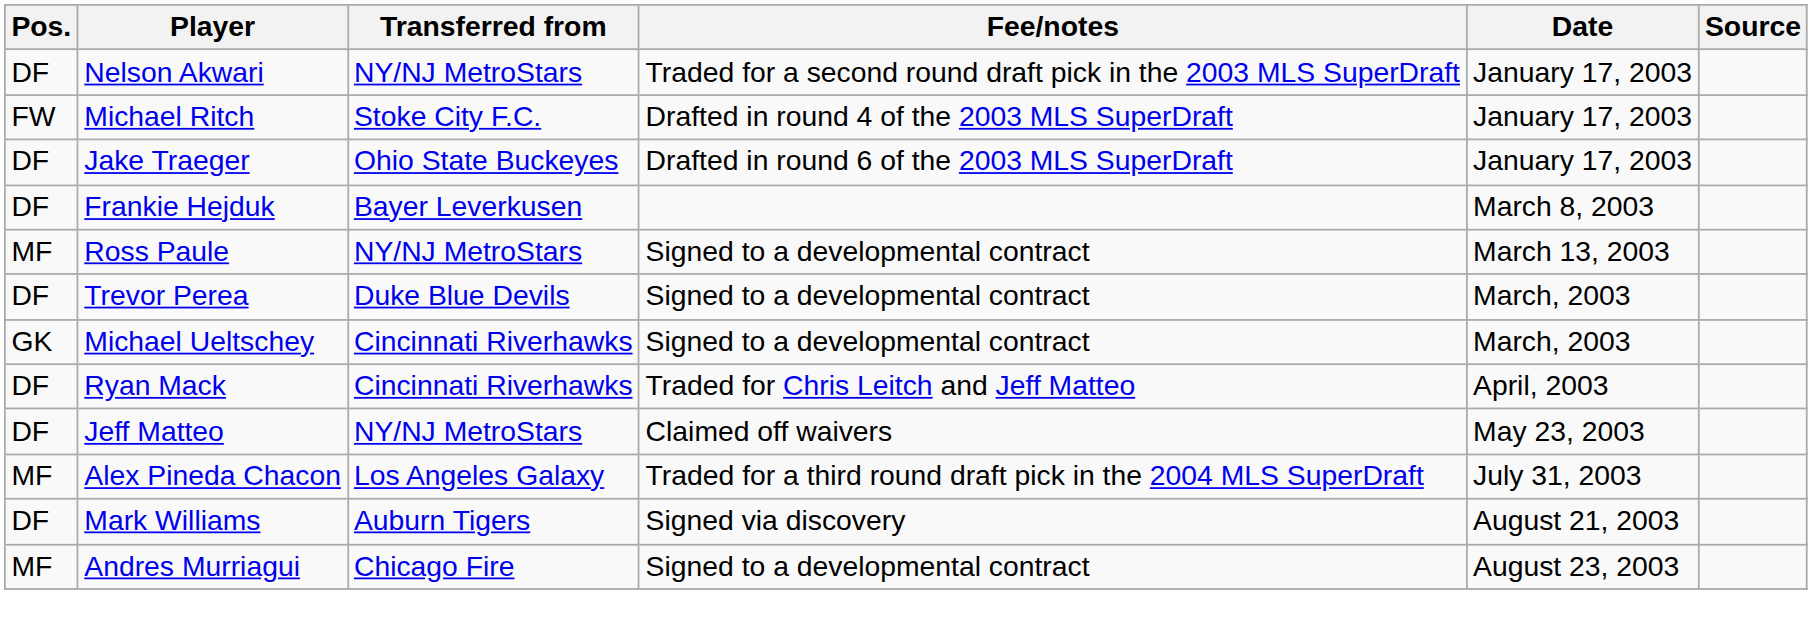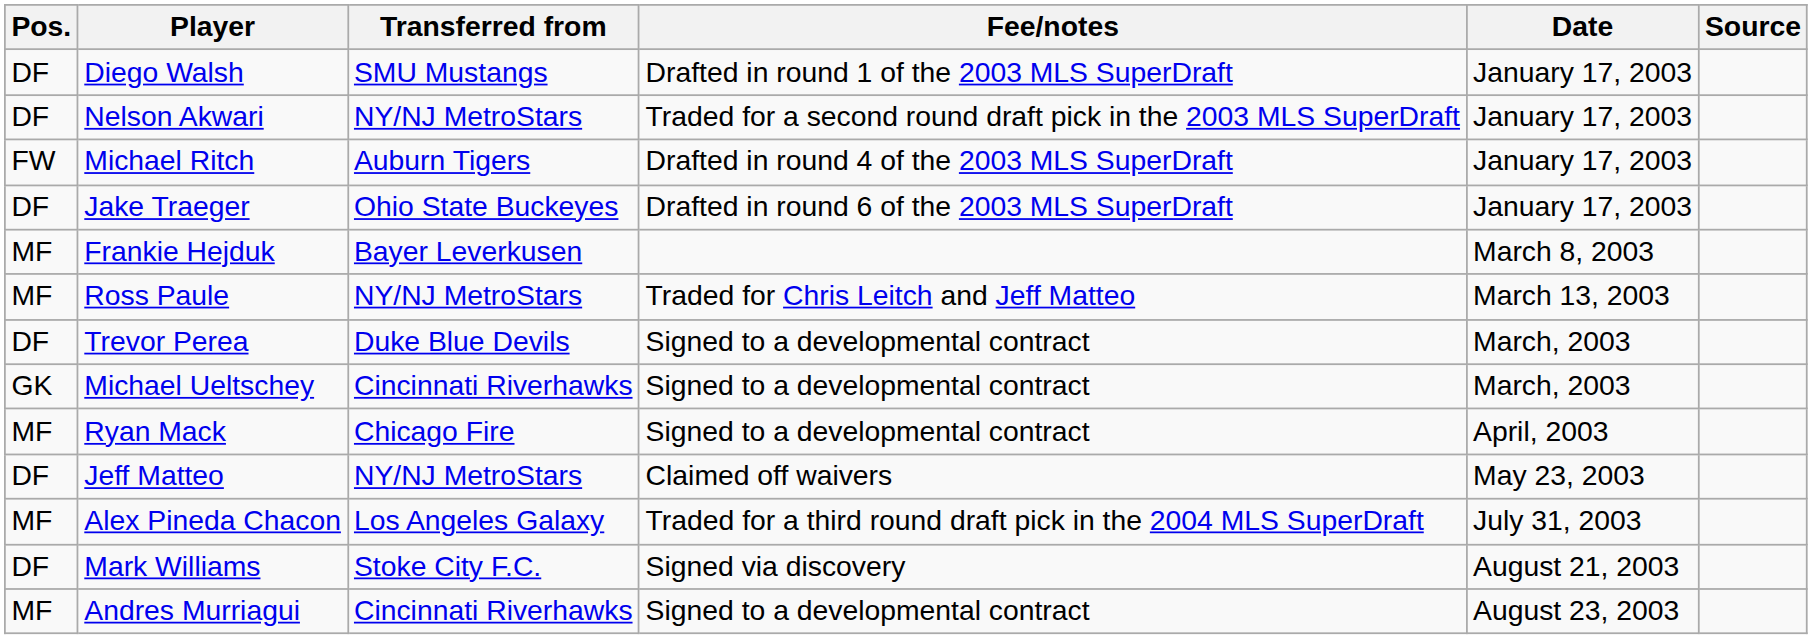+ row: (164, 71)
(448, 116) Stoke City F.C. -> (442, 161) Auburn Tigers
(30, 206) DF -> (32, 251) MF
(868, 251) Signed to a developmental contract -> (890, 296) Traded for Chris Leitch and Jeff Matteo
(30, 386) DF -> (32, 431) MF
(493, 386) Cincinnati Riverhawks -> (434, 431) Chicago Fire
(890, 386) Traded for Chris Leitch and Jeff Matteo -> (868, 431) Signed to a developmental contract
(442, 521) Auburn Tigers -> (448, 565) Stoke City F.C.
(434, 565) Chicago Fire -> (493, 610) Cincinnati Riverhawks
